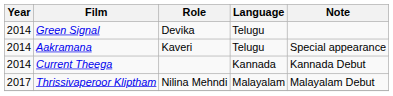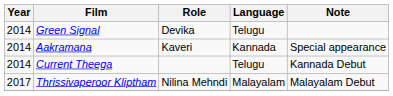(248, 47) Telugu -> (254, 47) Kannada
(254, 64) Kannada -> (248, 64) Telugu
